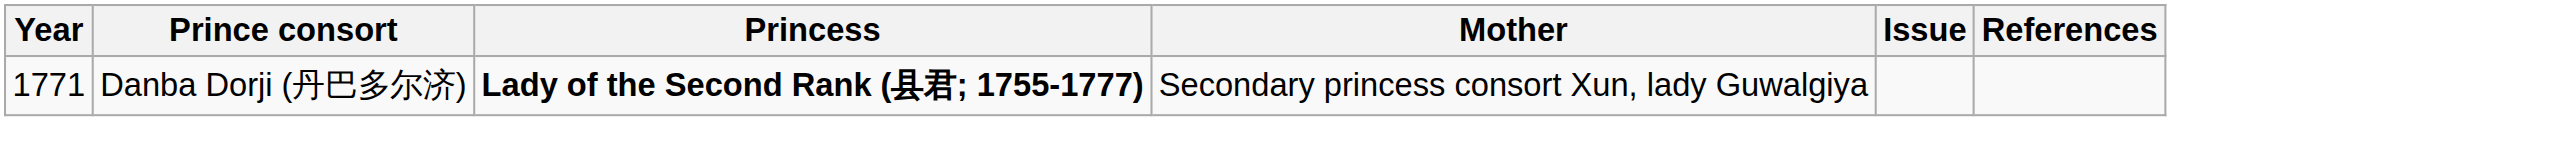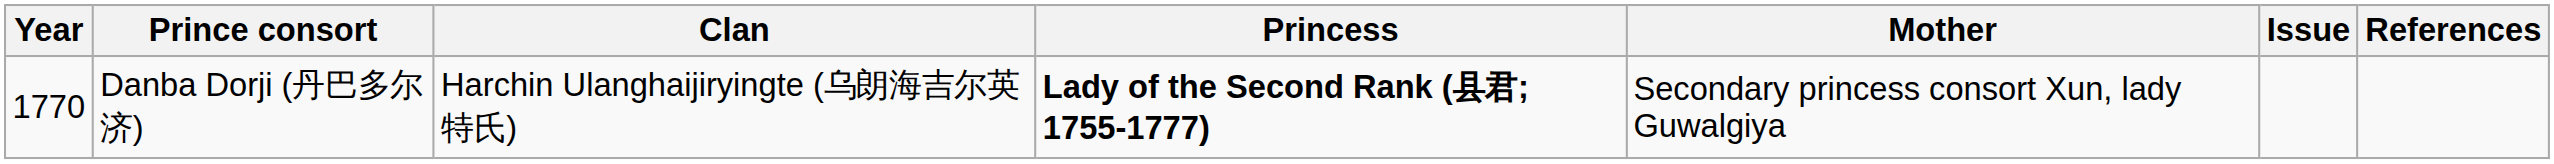+ column: (734, 30)
(49, 85) 1771 -> (49, 106) 1770
